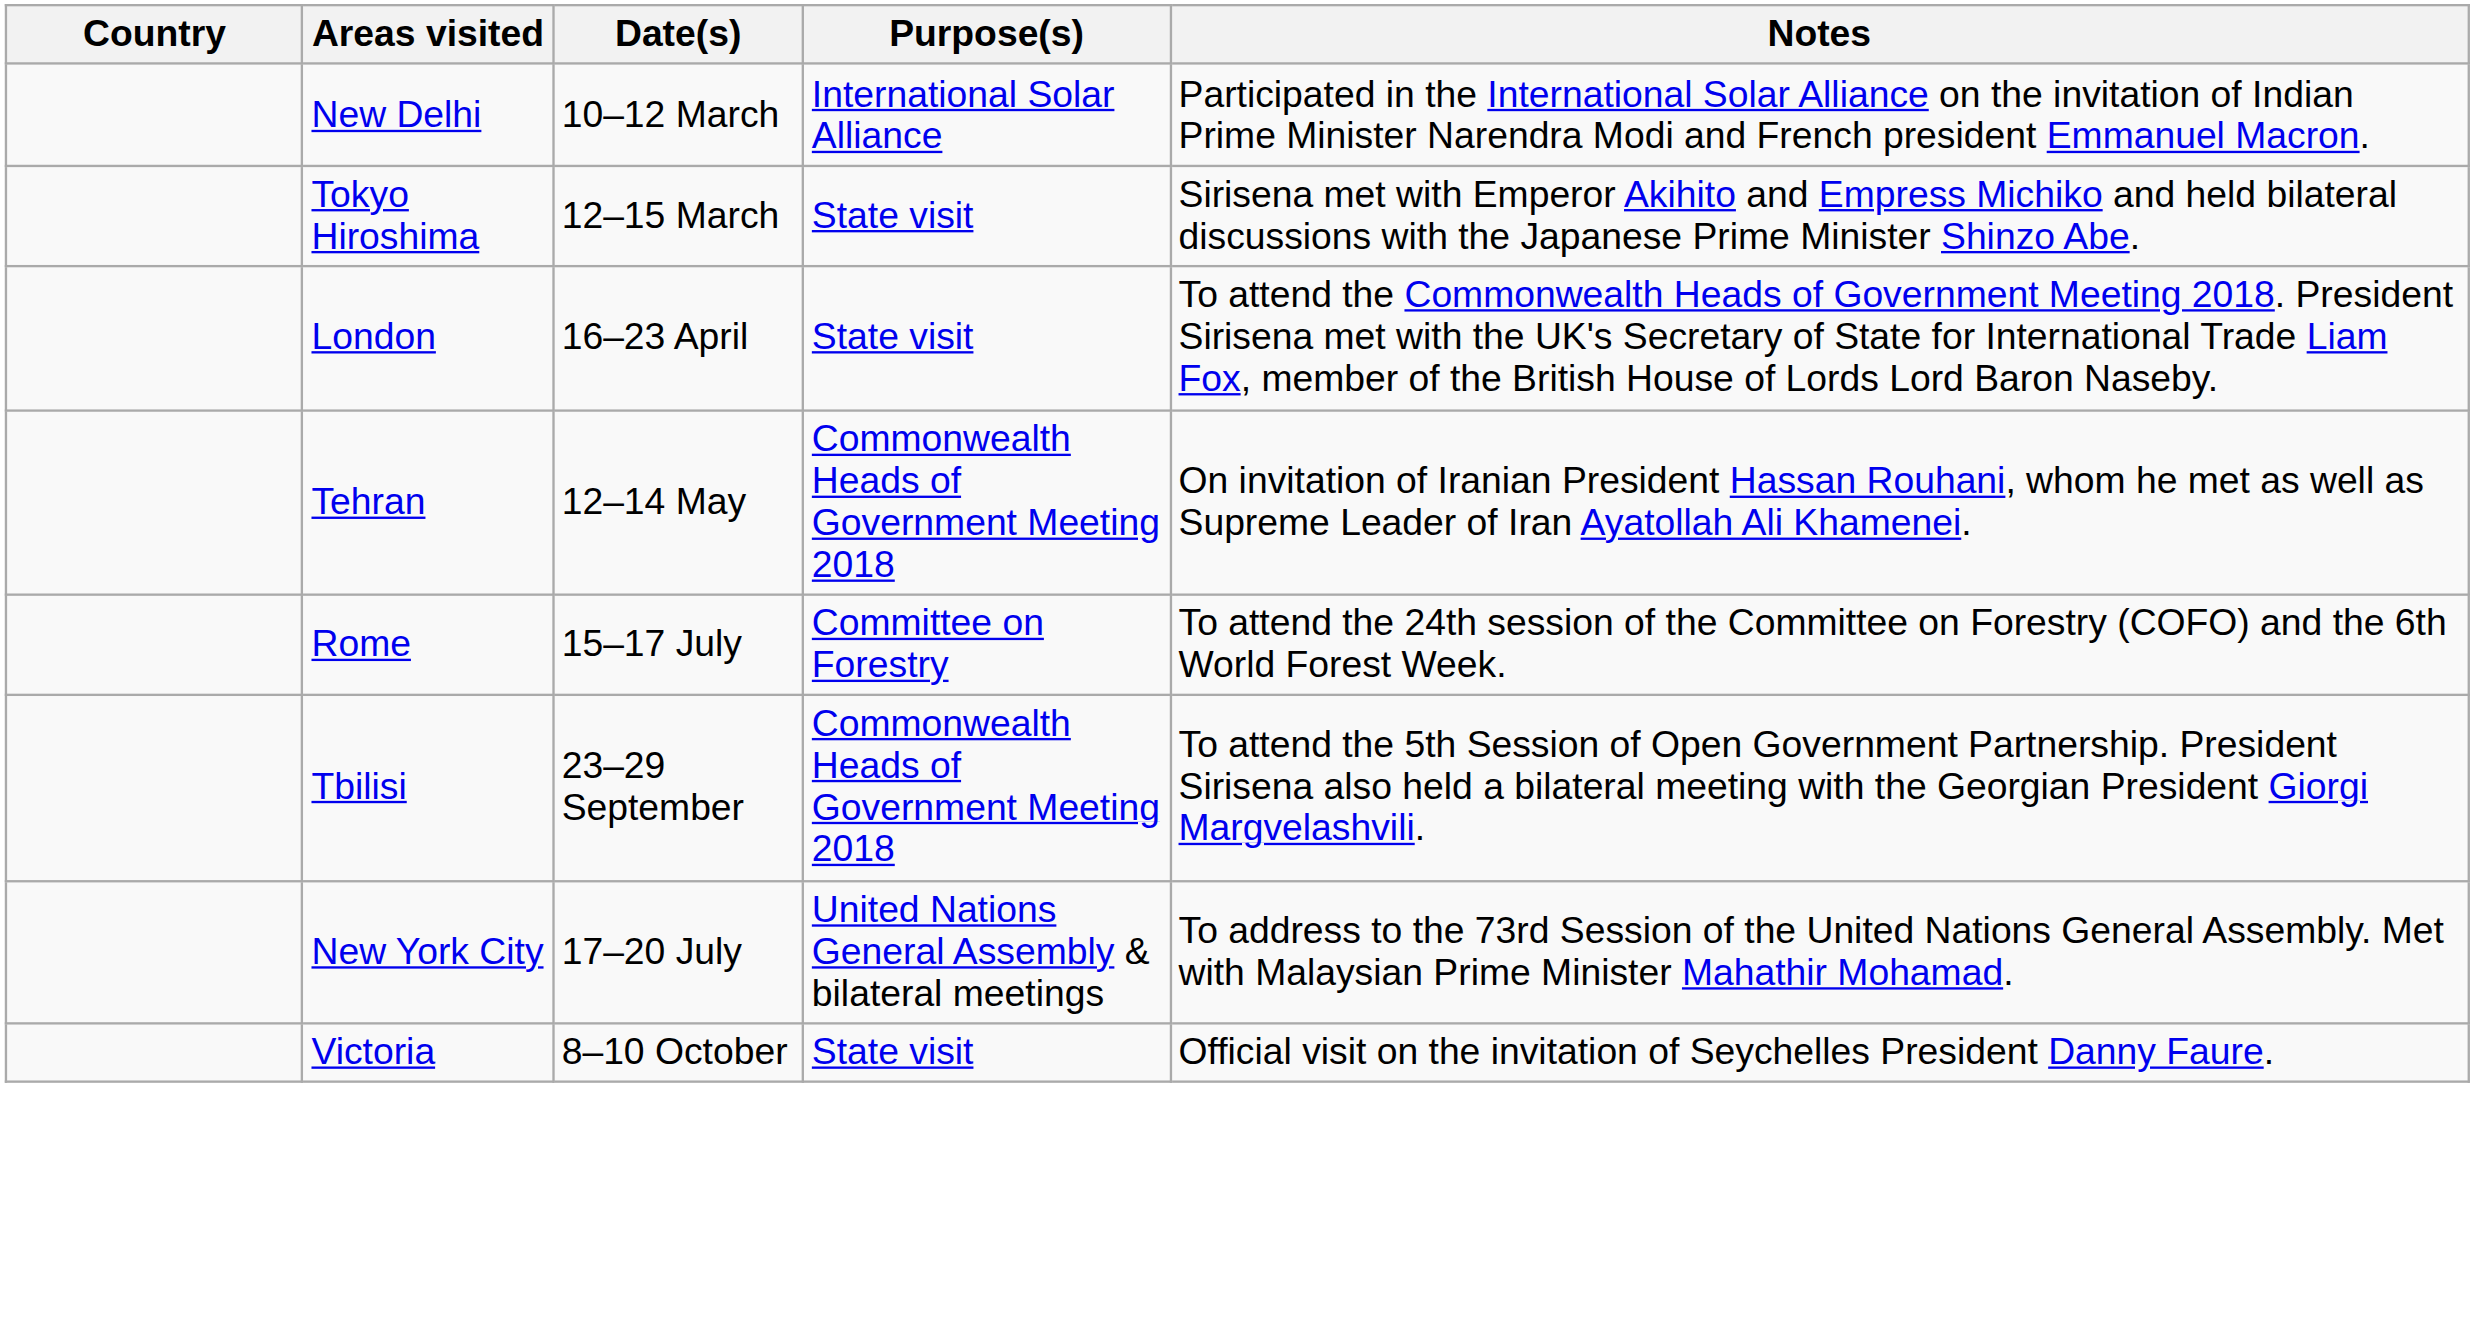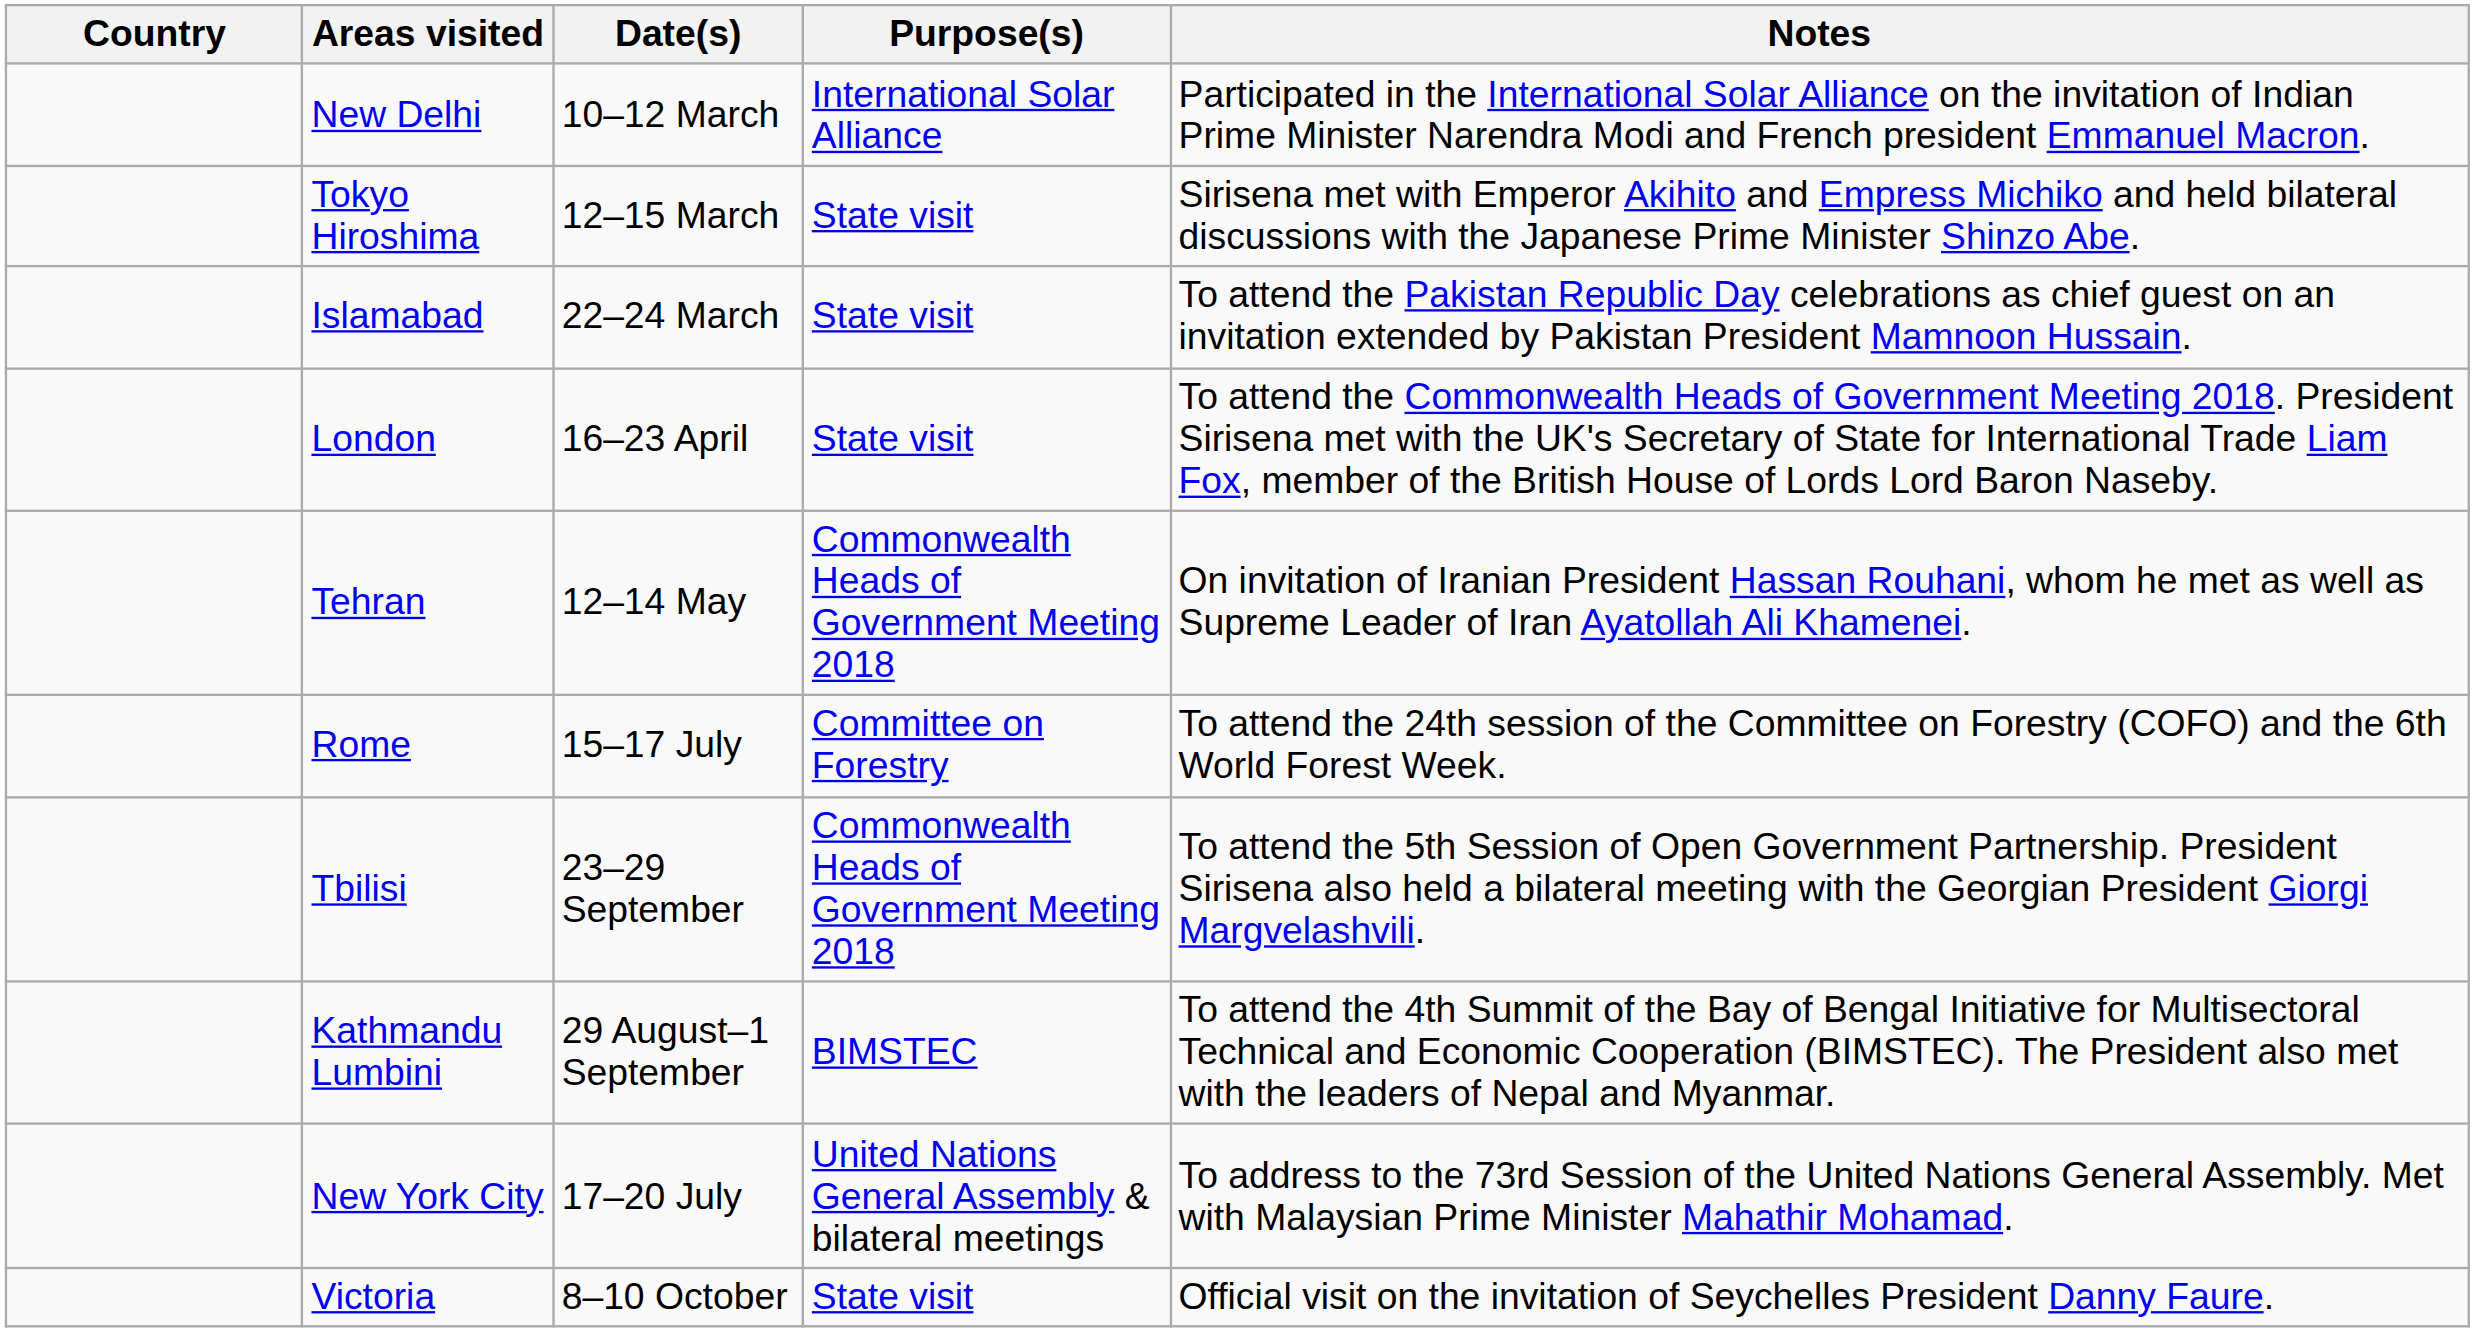+ row: (397, 316)
+ row: (407, 1052)
